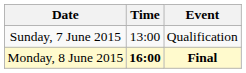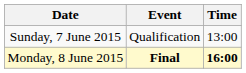columns swapped: (145, 15) <-> (202, 15)
